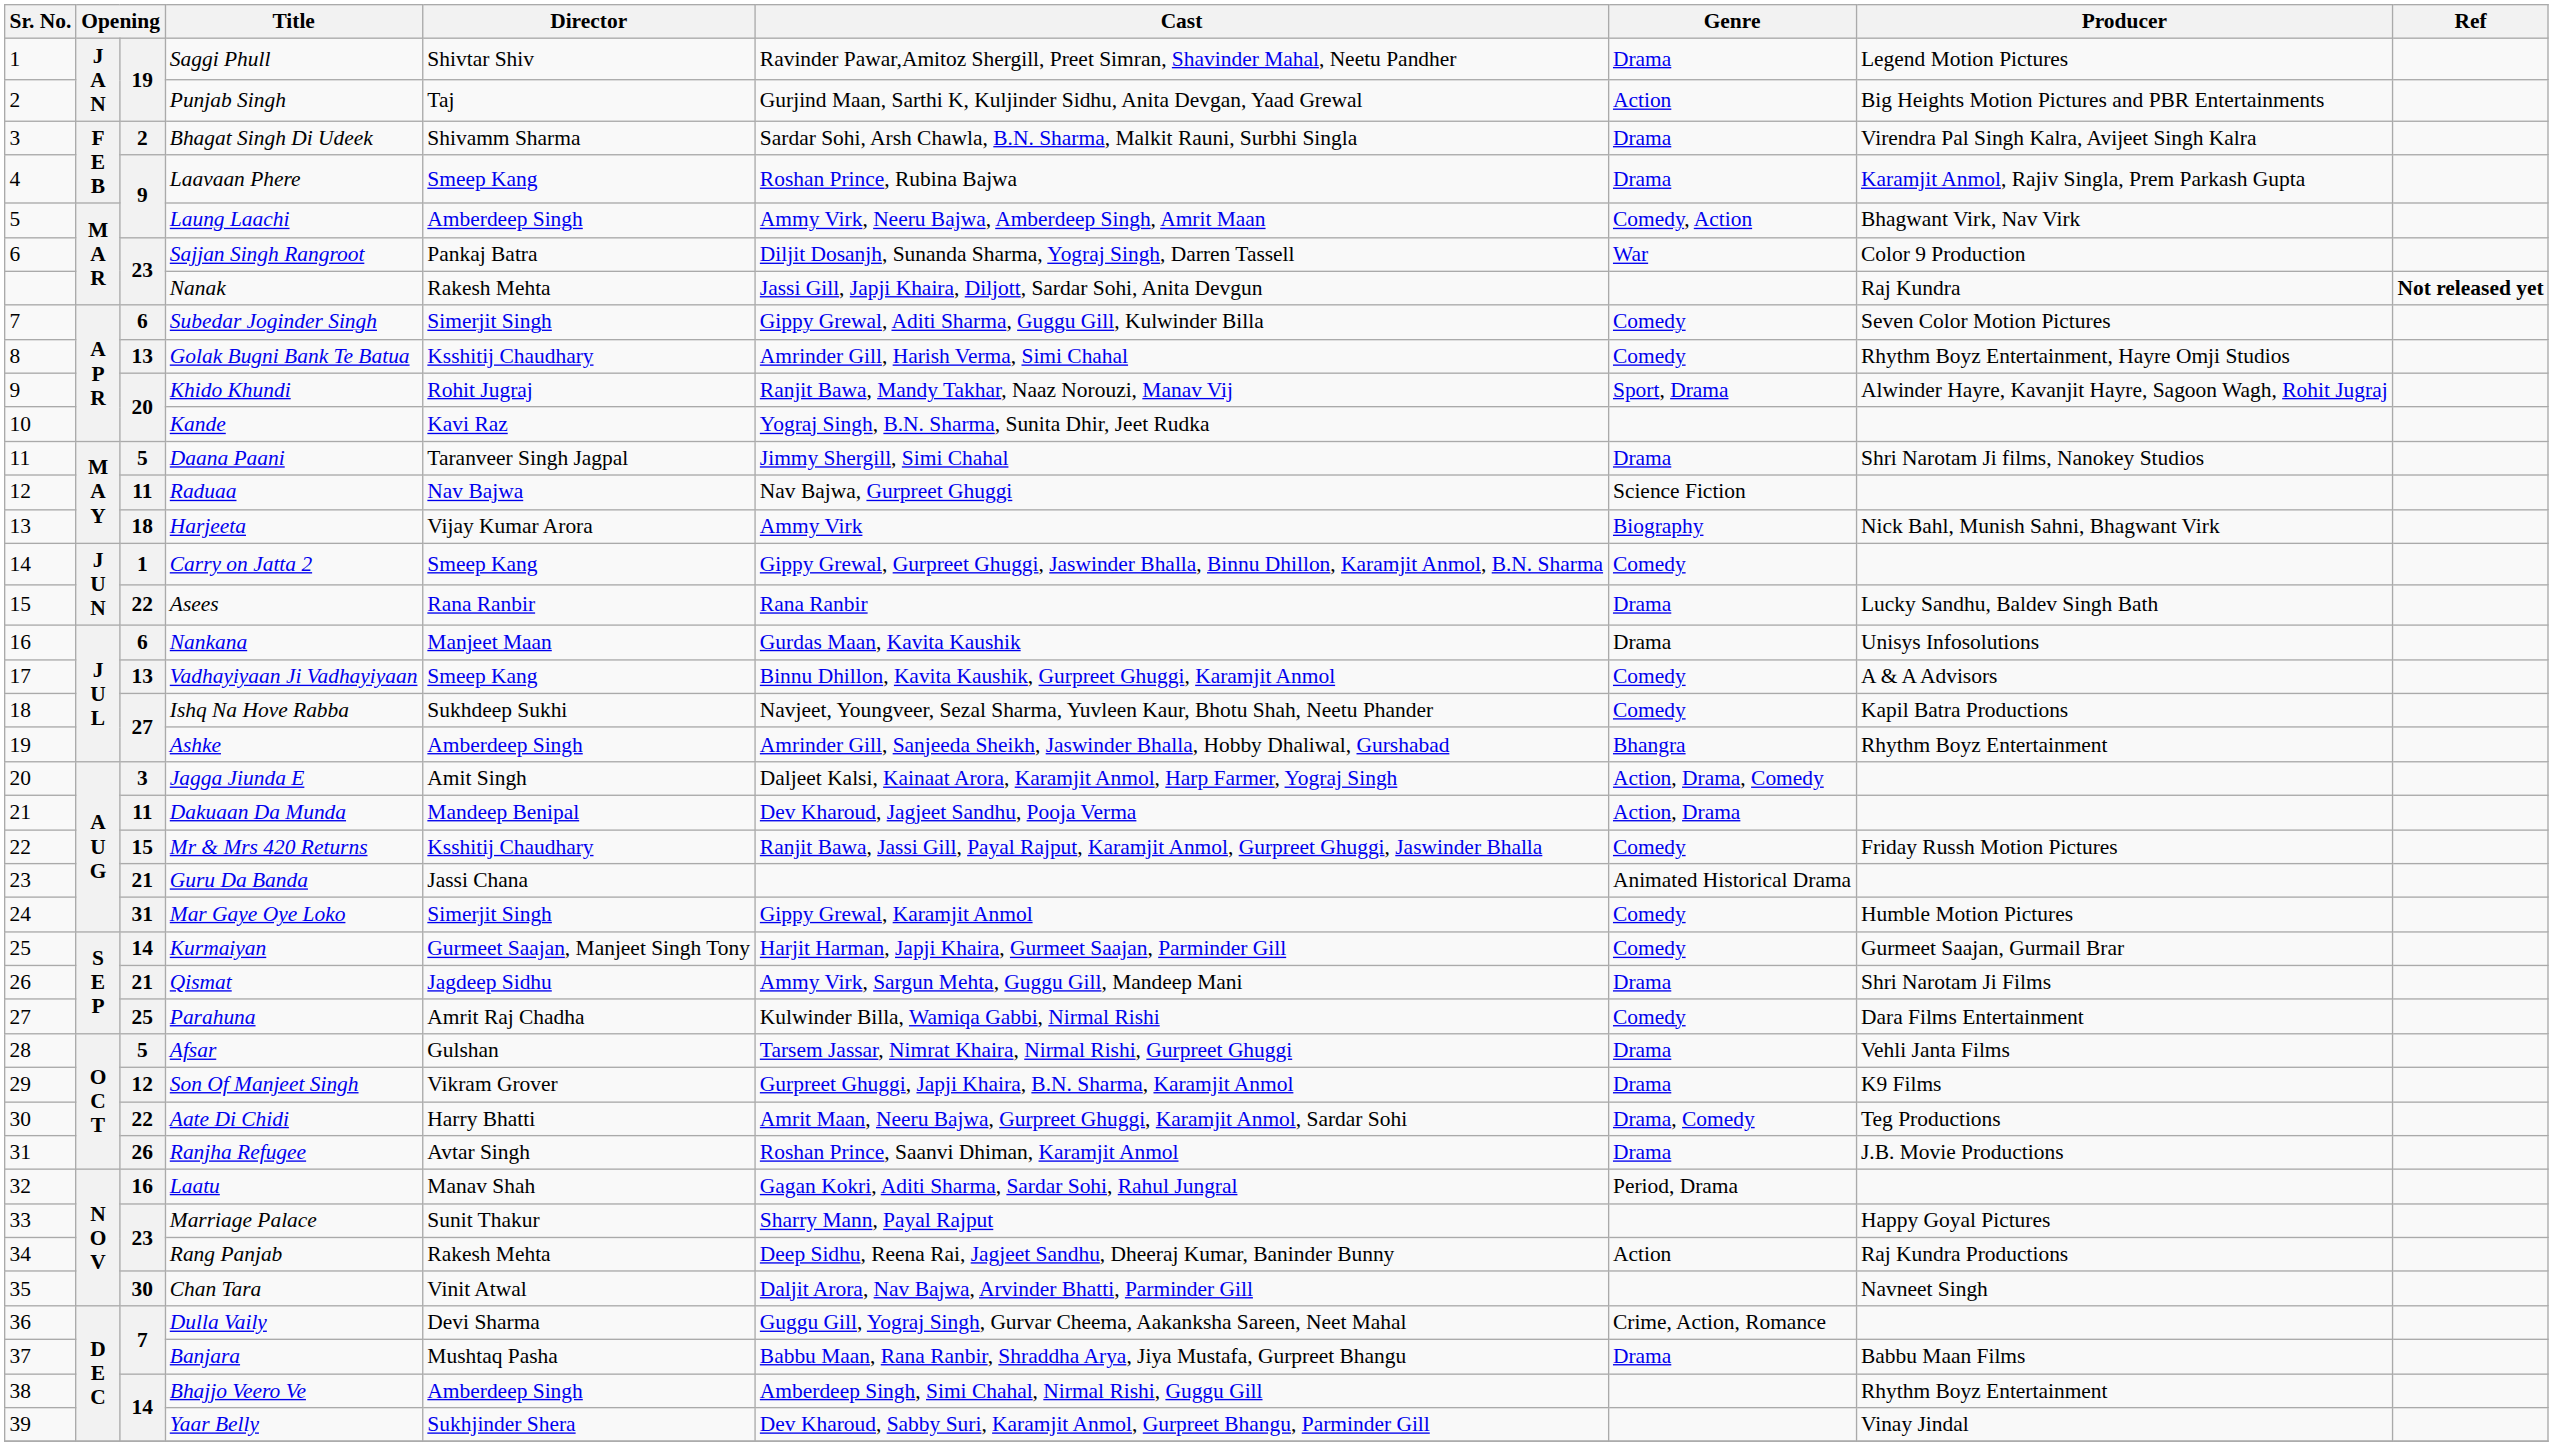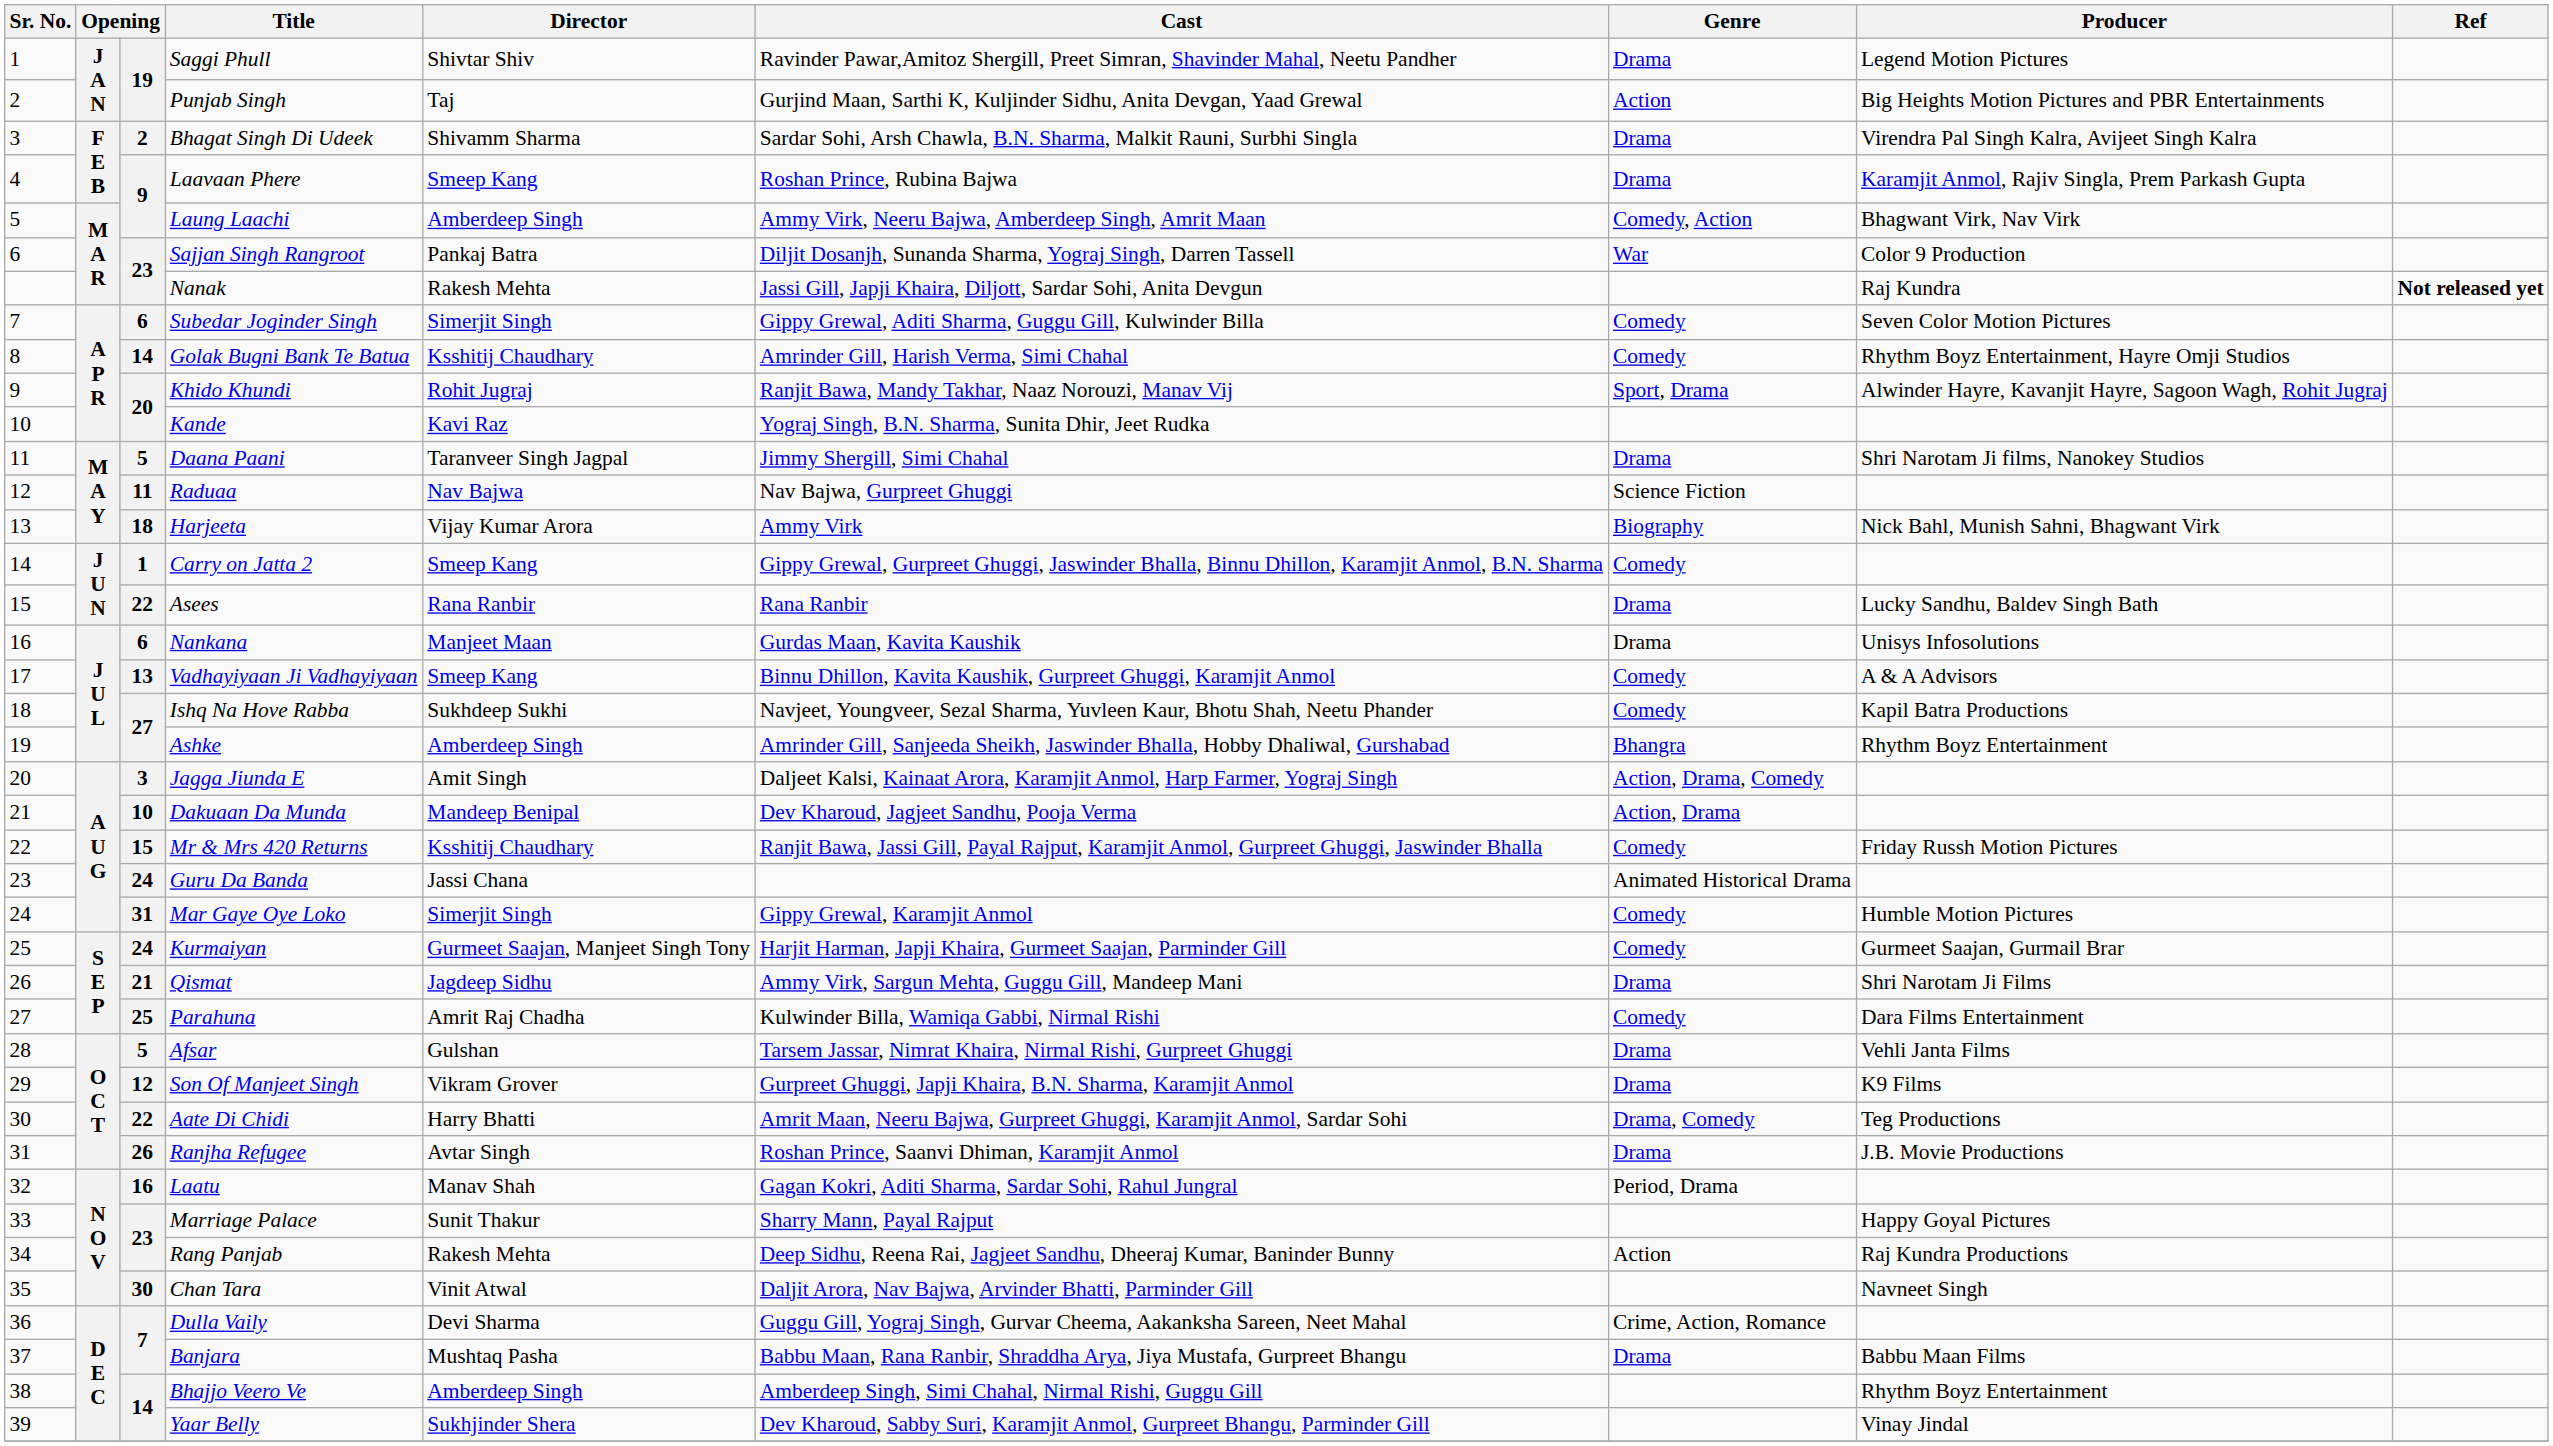(142, 355) 13 -> (142, 355) 14
(142, 812) 11 -> (142, 812) 10
(142, 880) 21 -> (142, 880) 24
(142, 948) 14 -> (142, 948) 24
